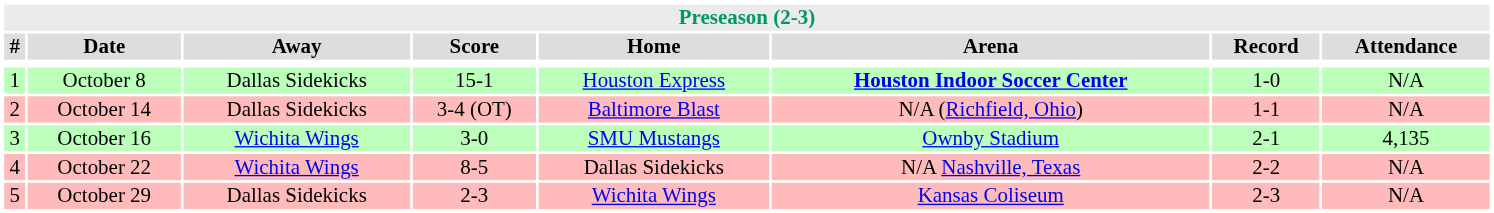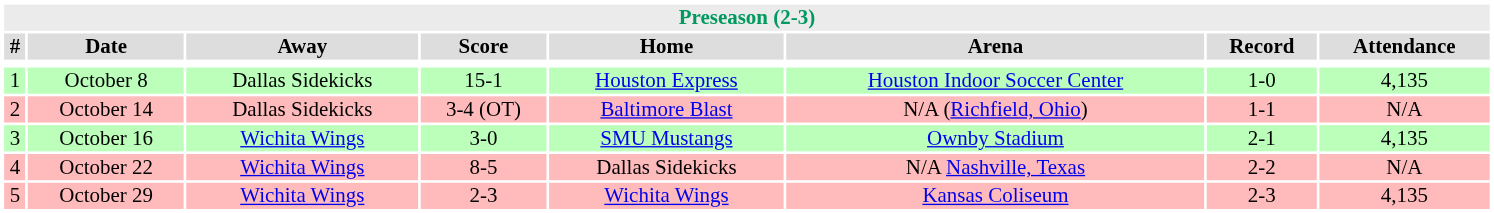(991, 80) bold -> (995, 80) normal
(1406, 80) N/A -> (1404, 80) 4,135
(297, 195) Dallas Sidekicks -> (302, 195) Wichita Wings
(1406, 195) N/A -> (1404, 195) 4,135
